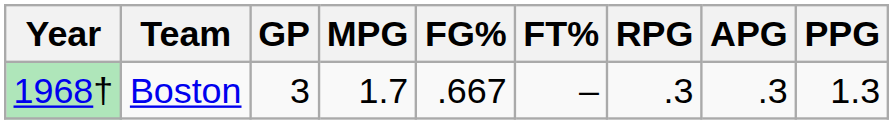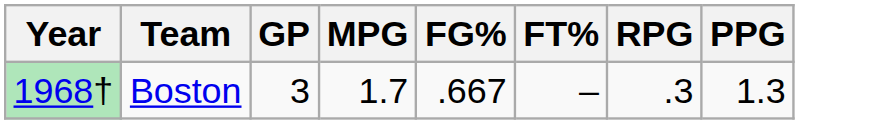- column: (749, 34)
